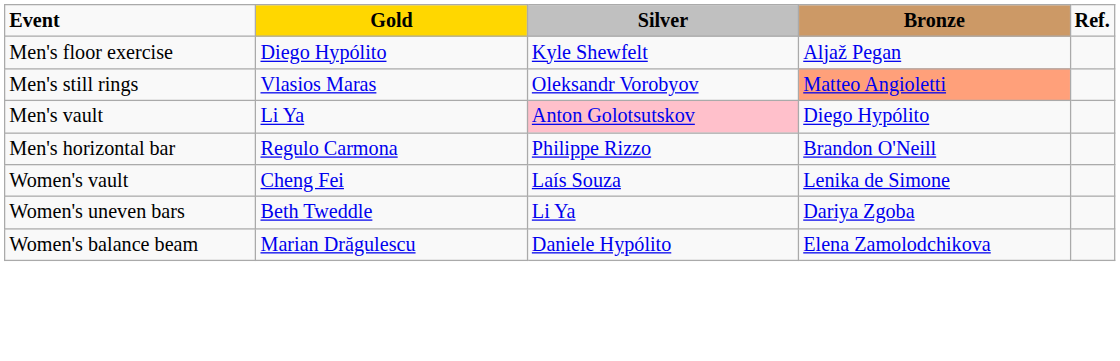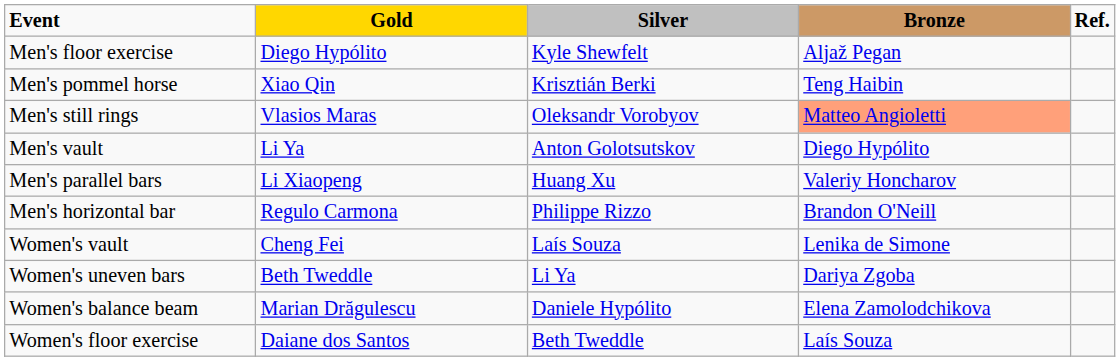+ row: (93, 84)
(613, 116) pink background -> (613, 148) no background
+ row: (86, 180)
+ row: (104, 340)
